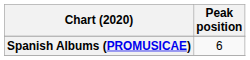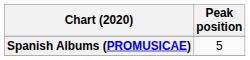(219, 45) 6 -> (219, 45) 5
